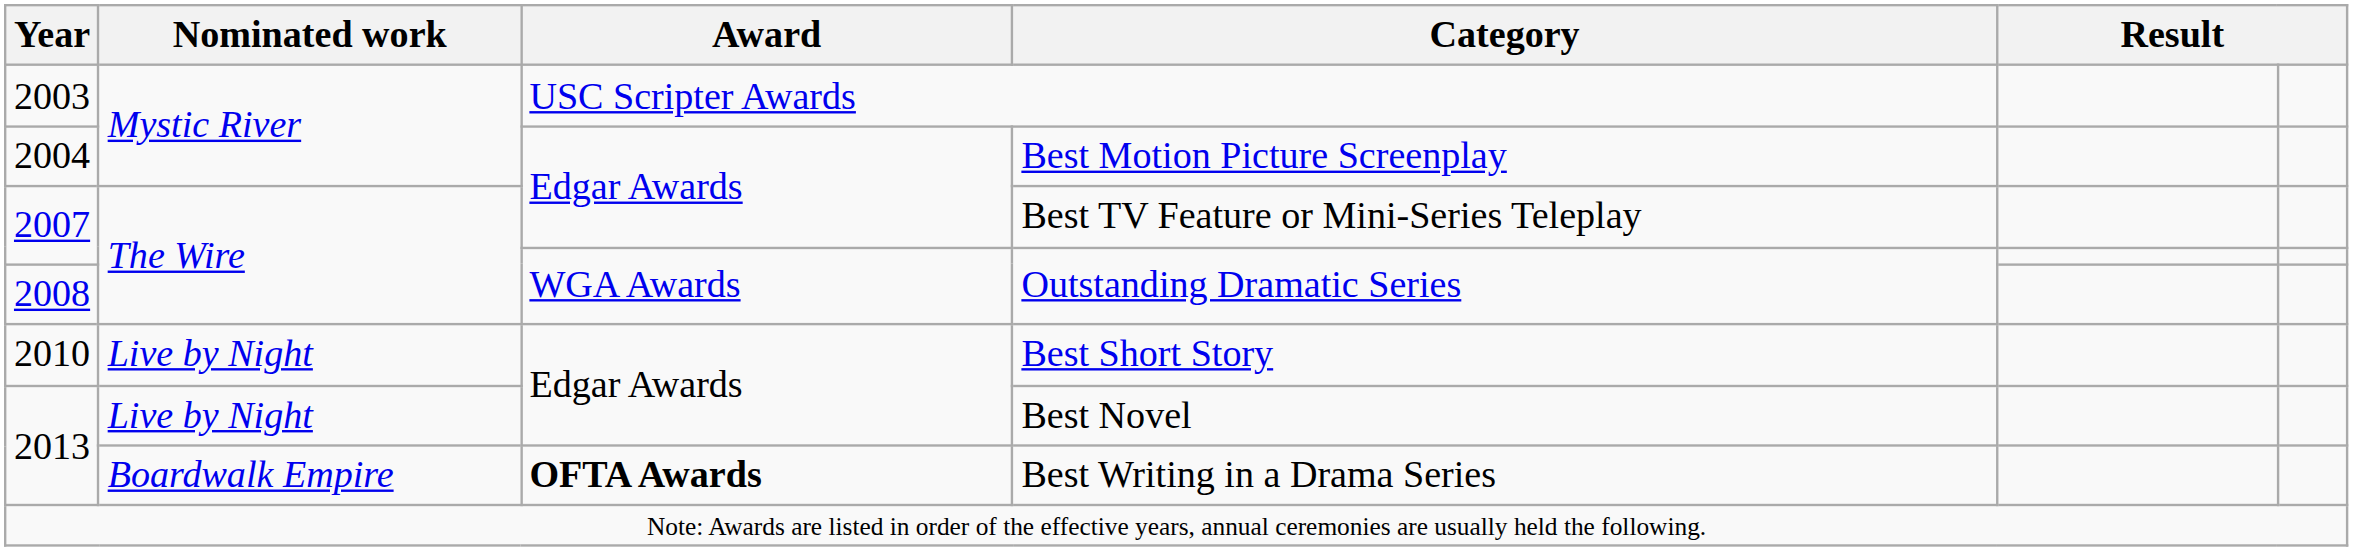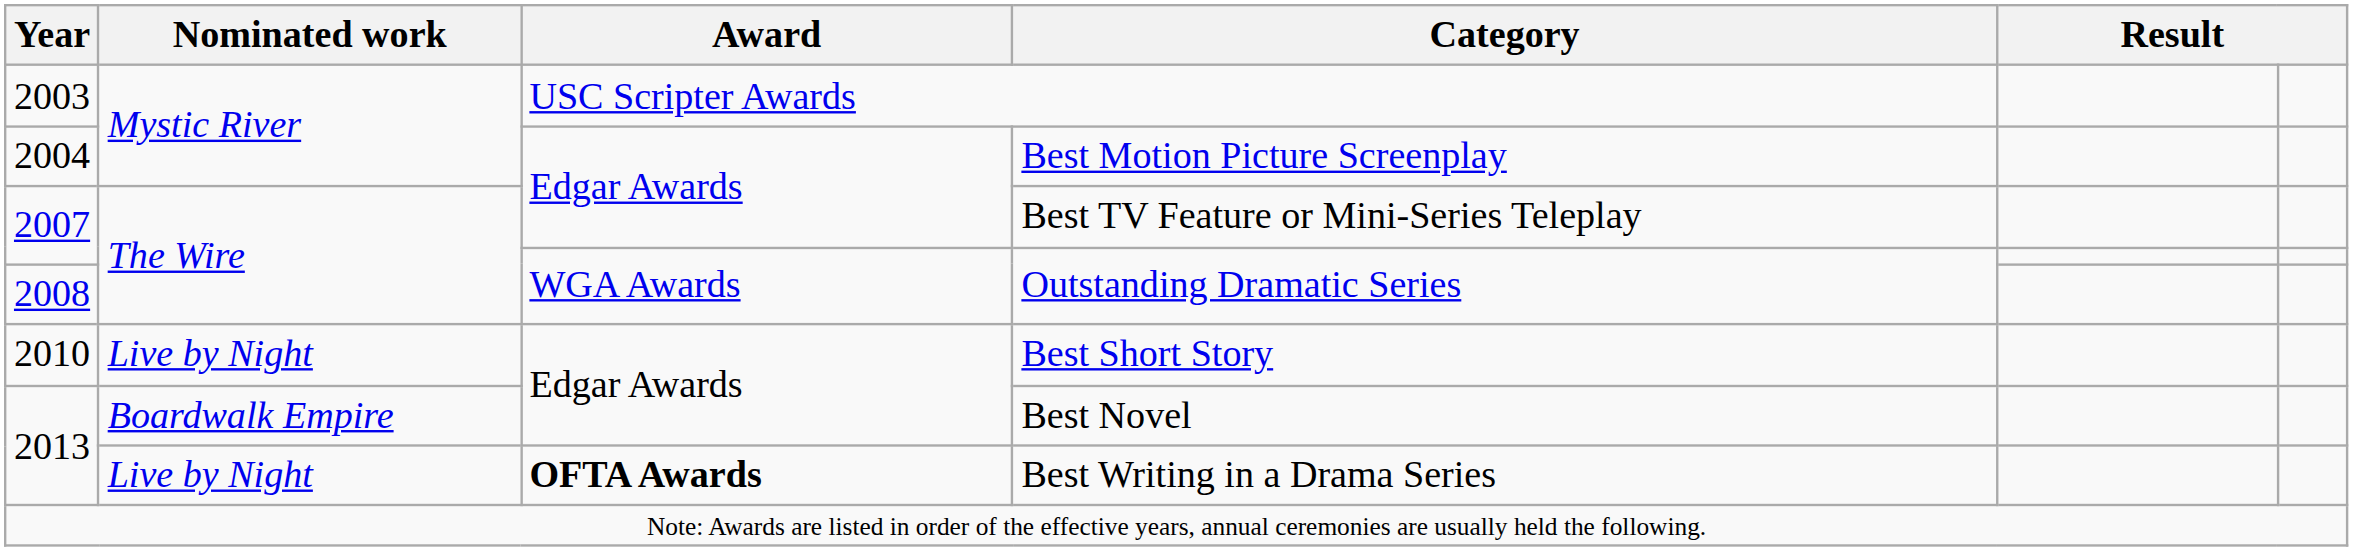(210, 414) Live by Night -> (251, 414) Boardwalk Empire
(251, 474) Boardwalk Empire -> (210, 474) Live by Night
